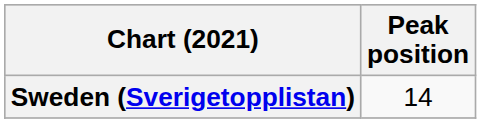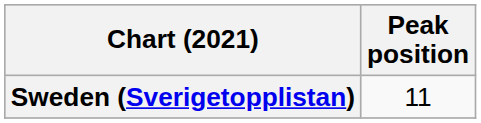(418, 96) 14 -> (418, 96) 11
